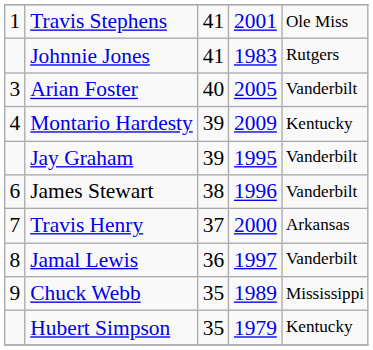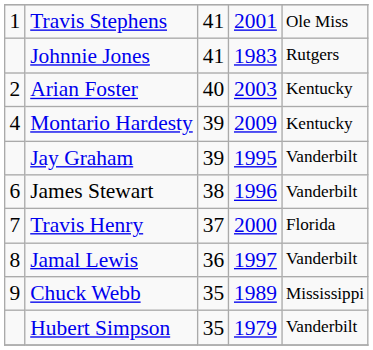(15, 89) 3 -> (15, 89) 2
(255, 89) 2005 -> (255, 89) 2003
(322, 89) Vanderbilt -> (319, 89) Kentucky
(318, 225) Arkansas -> (311, 225) Florida
(319, 327) Kentucky -> (322, 327) Vanderbilt
